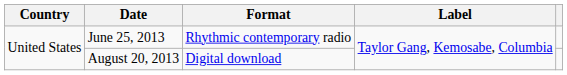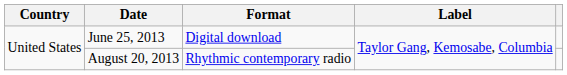(268, 37) Rhythmic contemporary radio -> (233, 37) Digital download
(233, 59) Digital download -> (268, 59) Rhythmic contemporary radio
